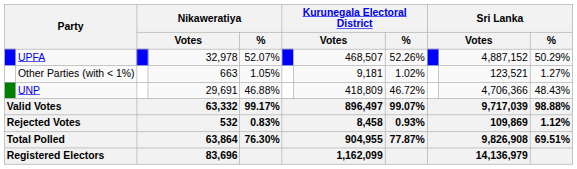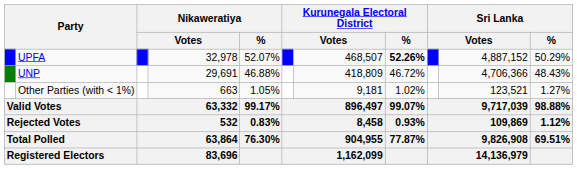(407, 57) normal -> (407, 57) bold
rows swapped: (29, 90) <-> (76, 73)
